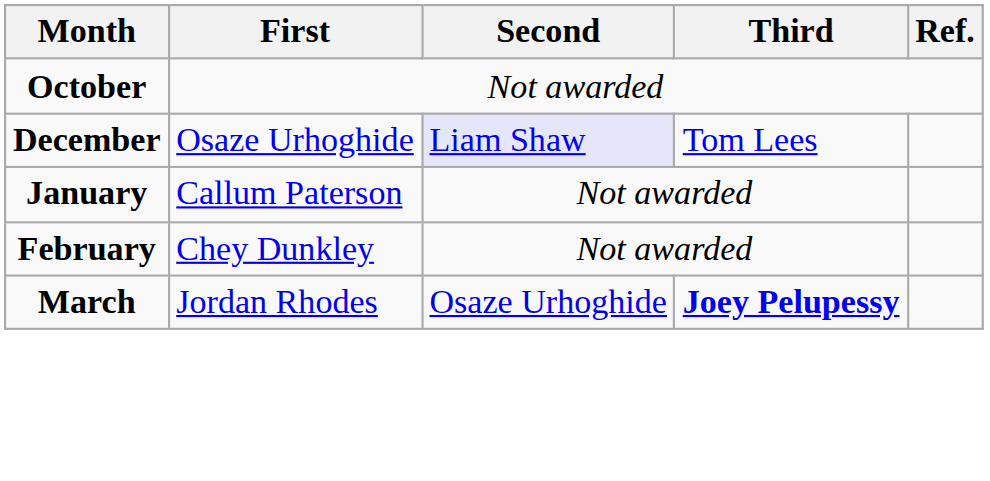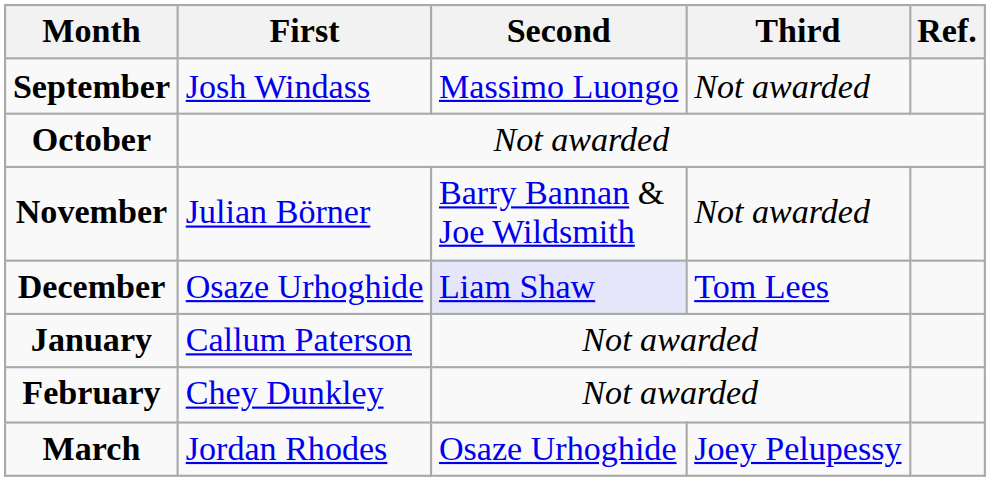+ row: (91, 85)
+ row: (91, 212)
(791, 301) bold -> (798, 448) normal
